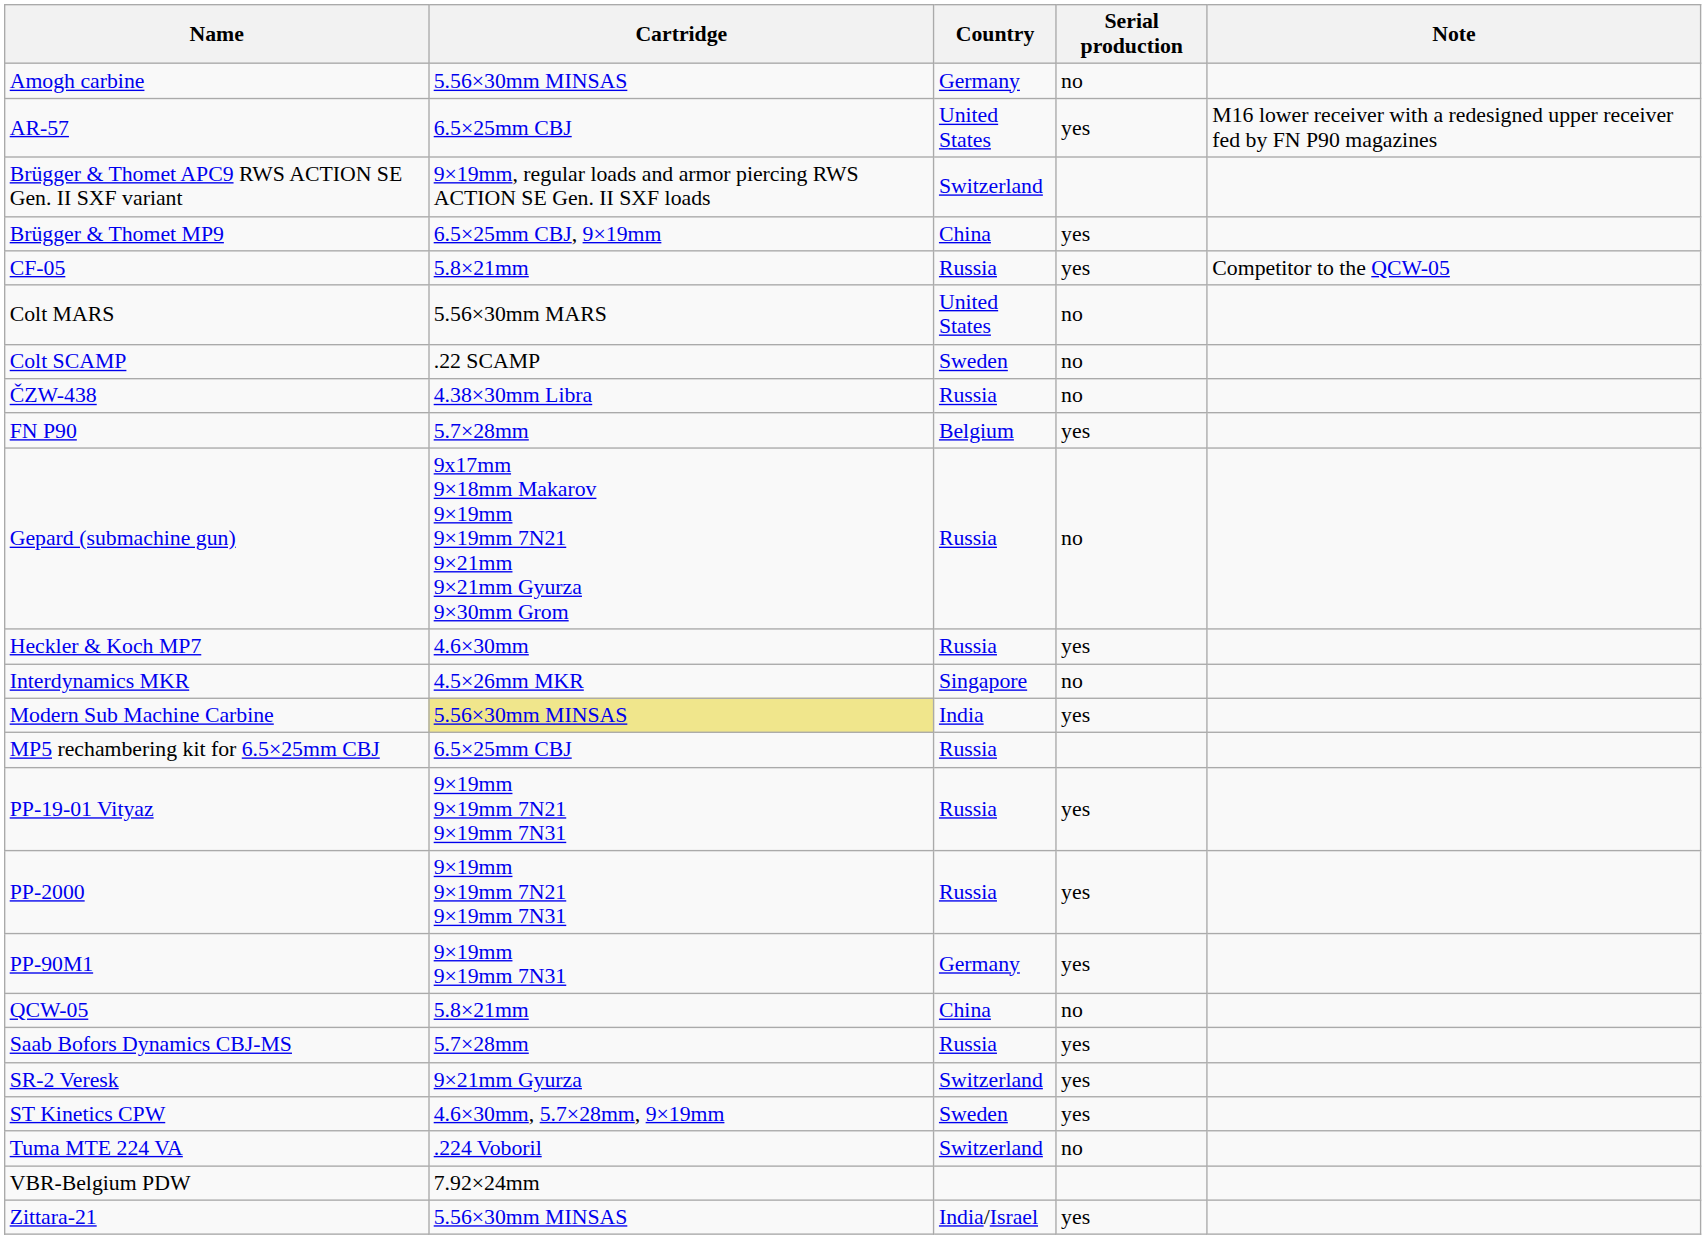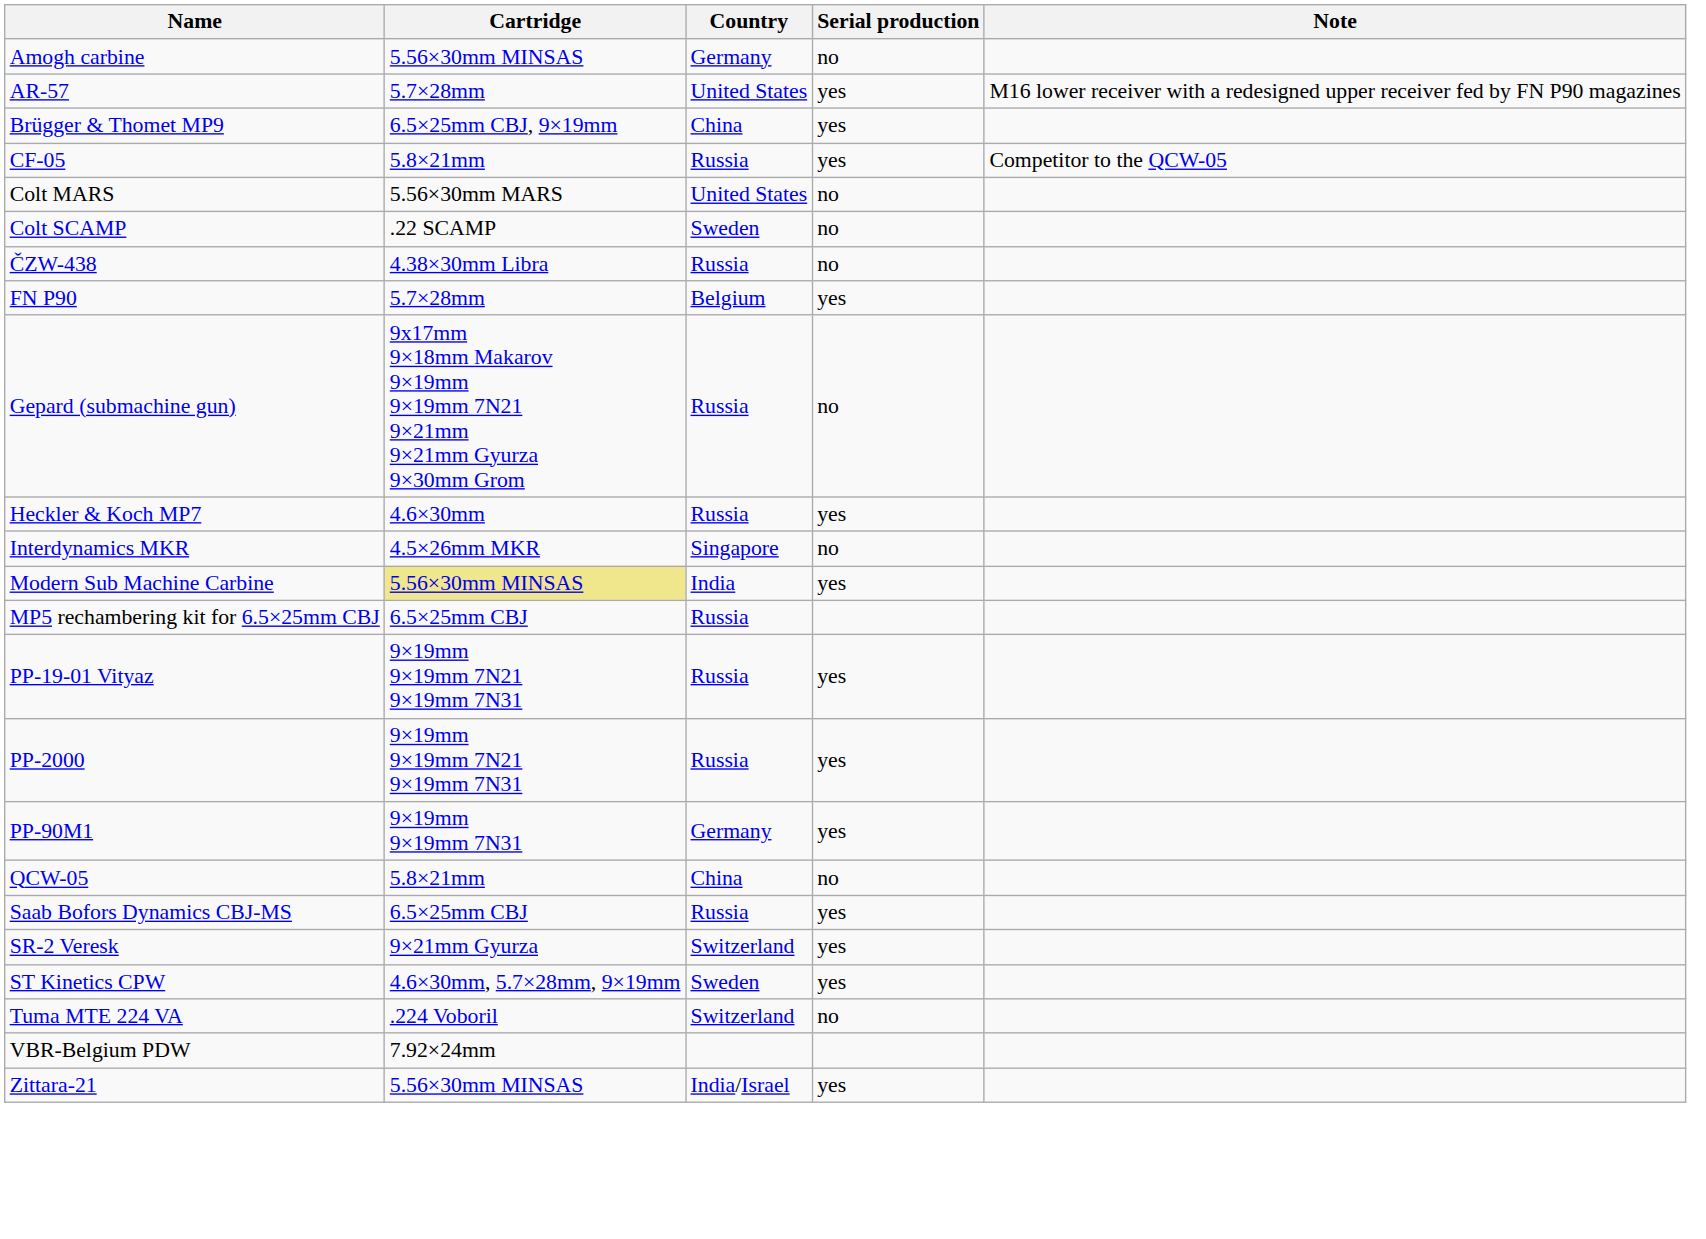(503, 127) 6.5×25mm CBJ -> (437, 90) 5.7×28mm
- row: (206, 186)
(481, 1044) 5.7×28mm -> (459, 912) 6.5×25mm CBJ
